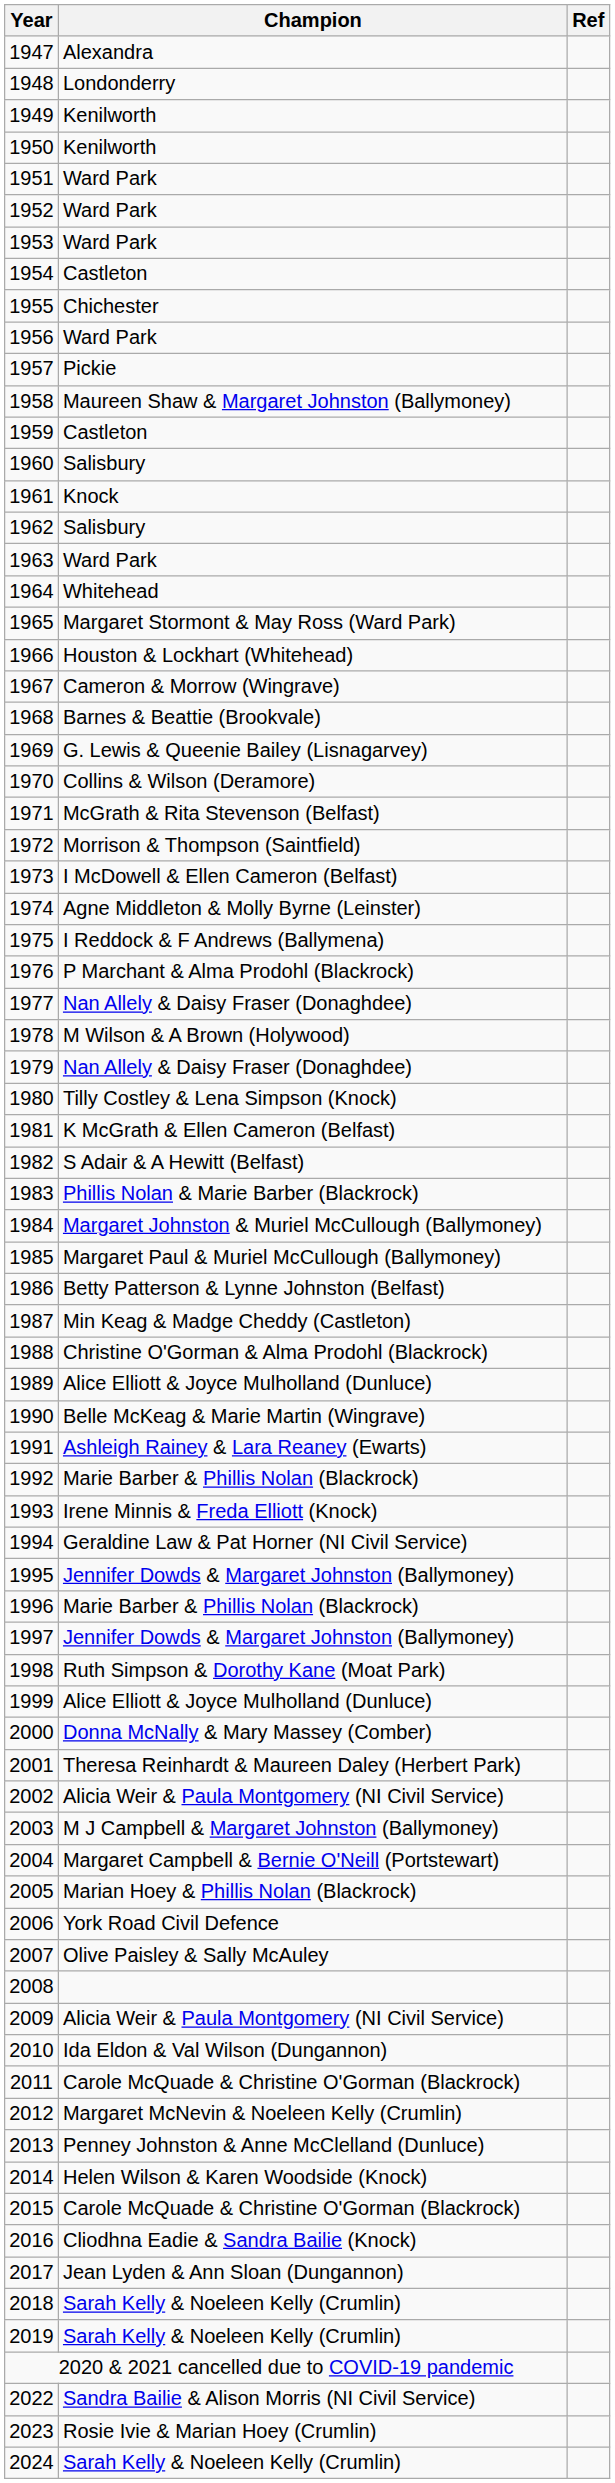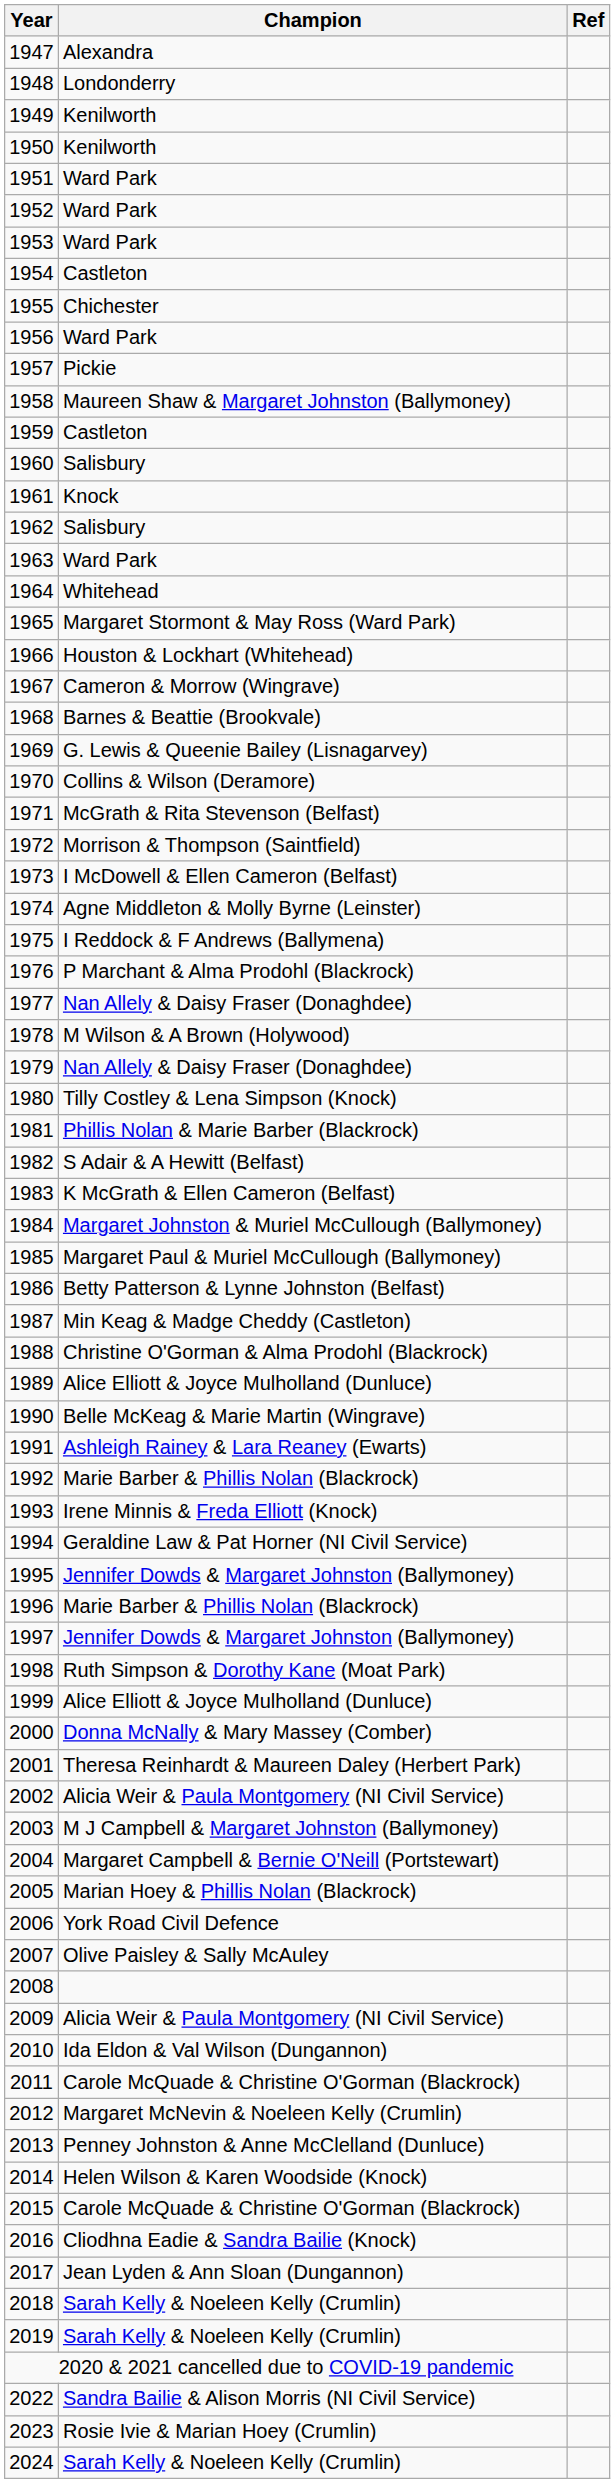(229, 1130) K McGrath & Ellen Cameron (Belfast) -> (241, 1130) Phillis Nolan & Marie Barber (Blackrock)
(241, 1193) Phillis Nolan & Marie Barber (Blackrock) -> (229, 1193) K McGrath & Ellen Cameron (Belfast)
